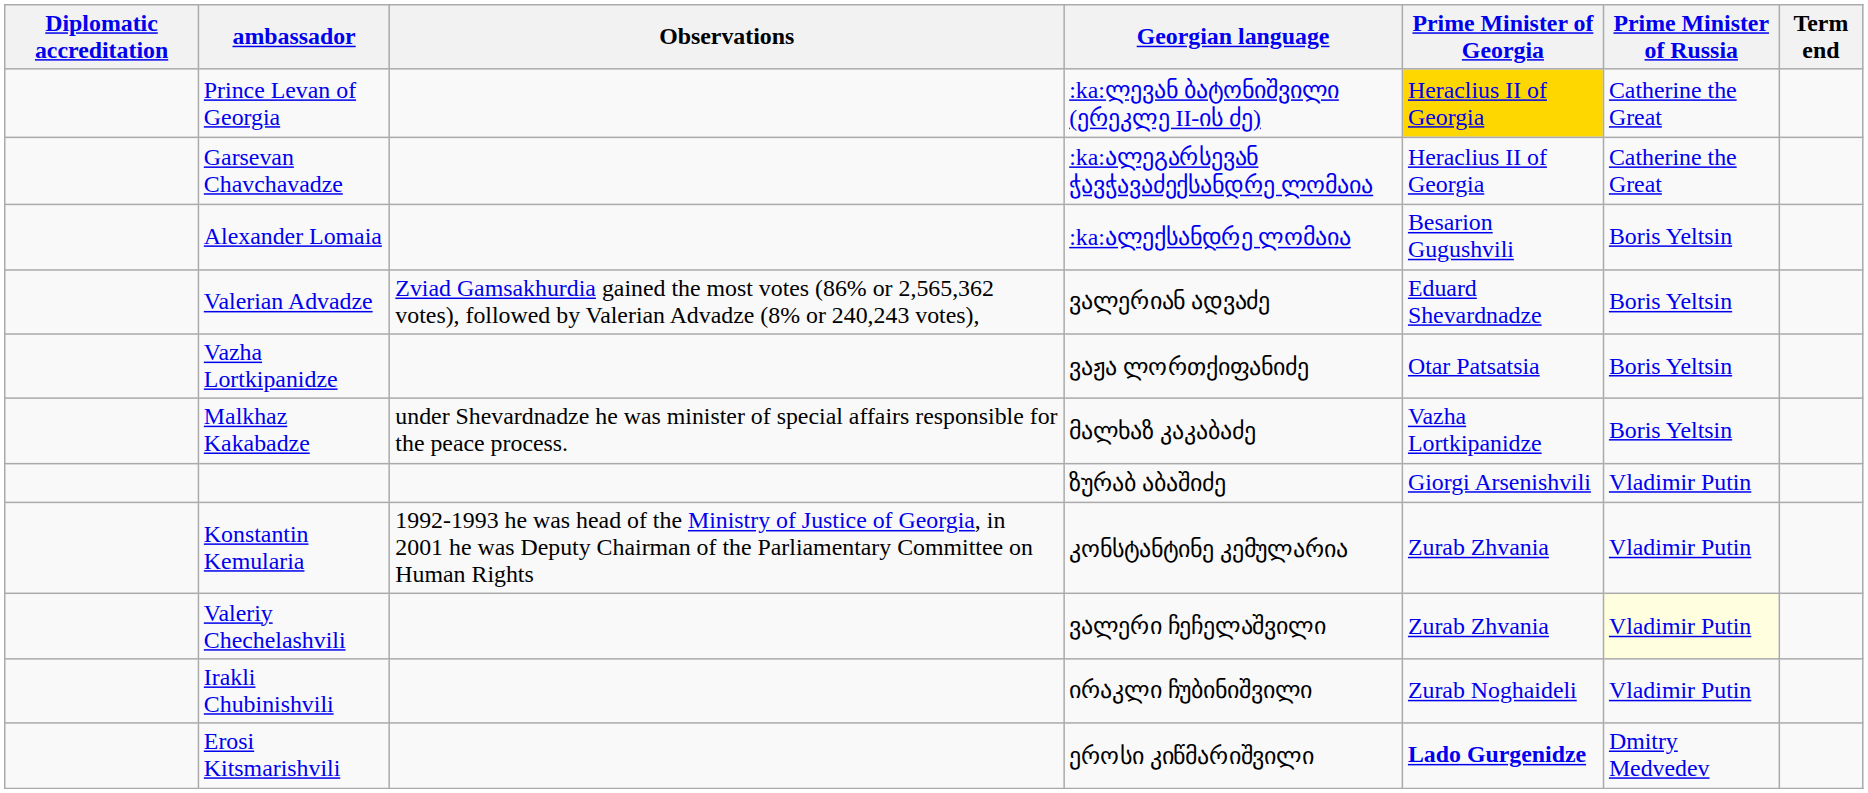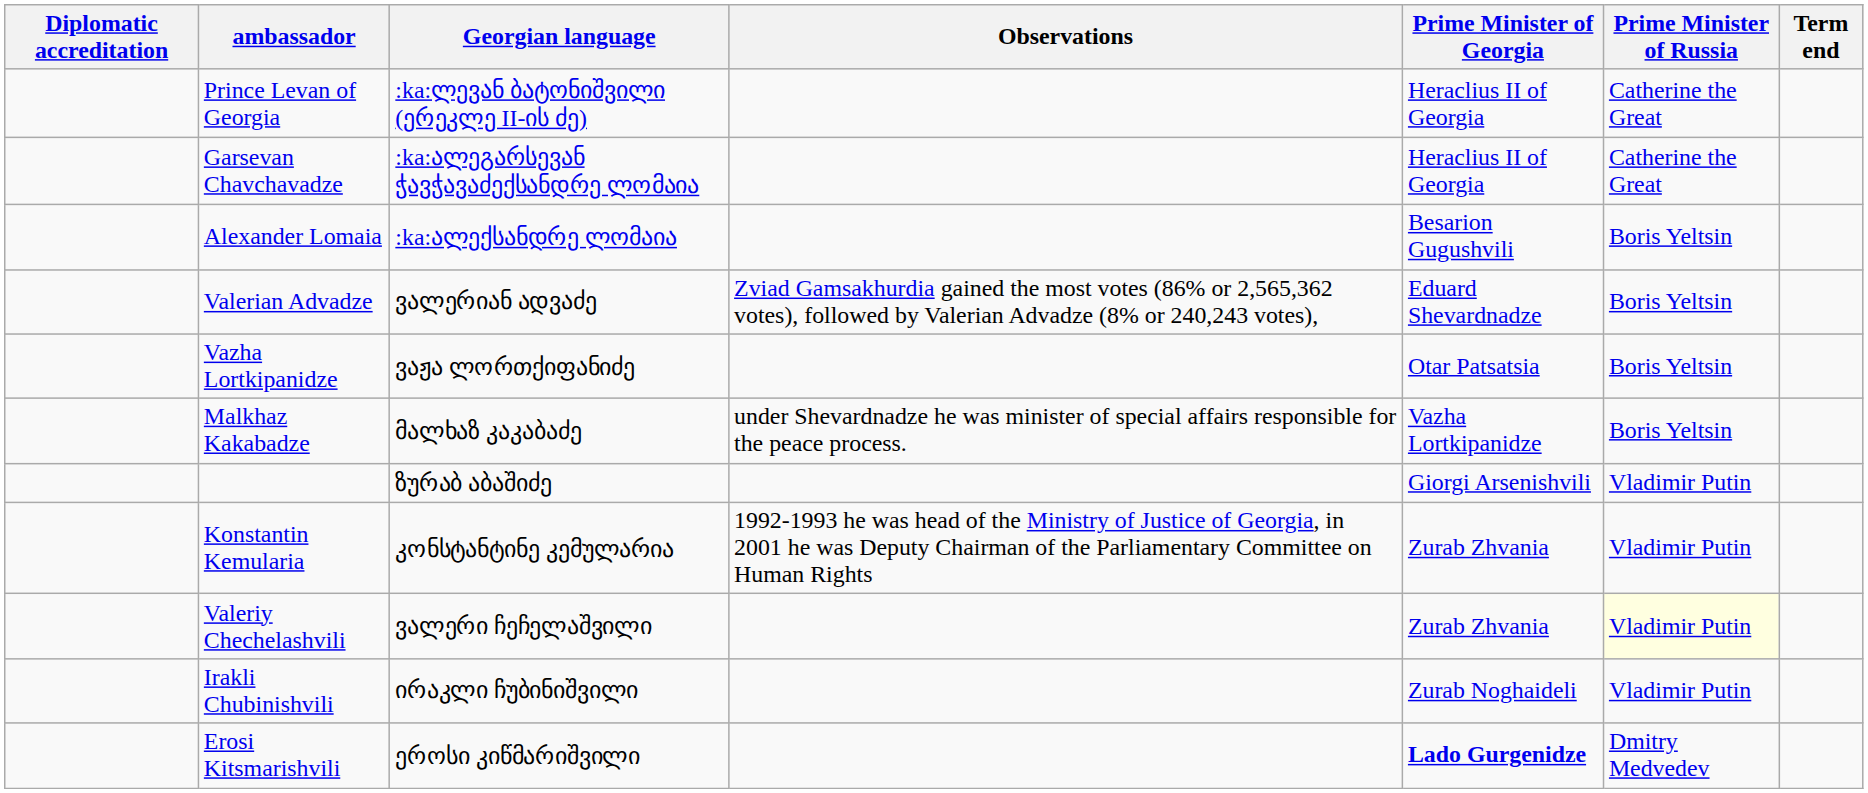columns swapped: (1233, 36) <-> (727, 36)
(1477, 102) gold background -> (1477, 102) no background
